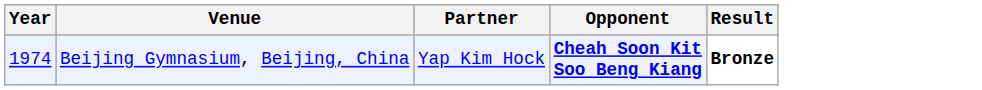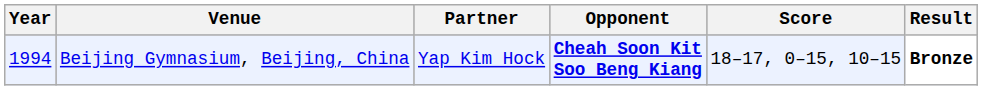+ column: (806, 19)
(30, 60) 1974 -> (30, 60) 1994
